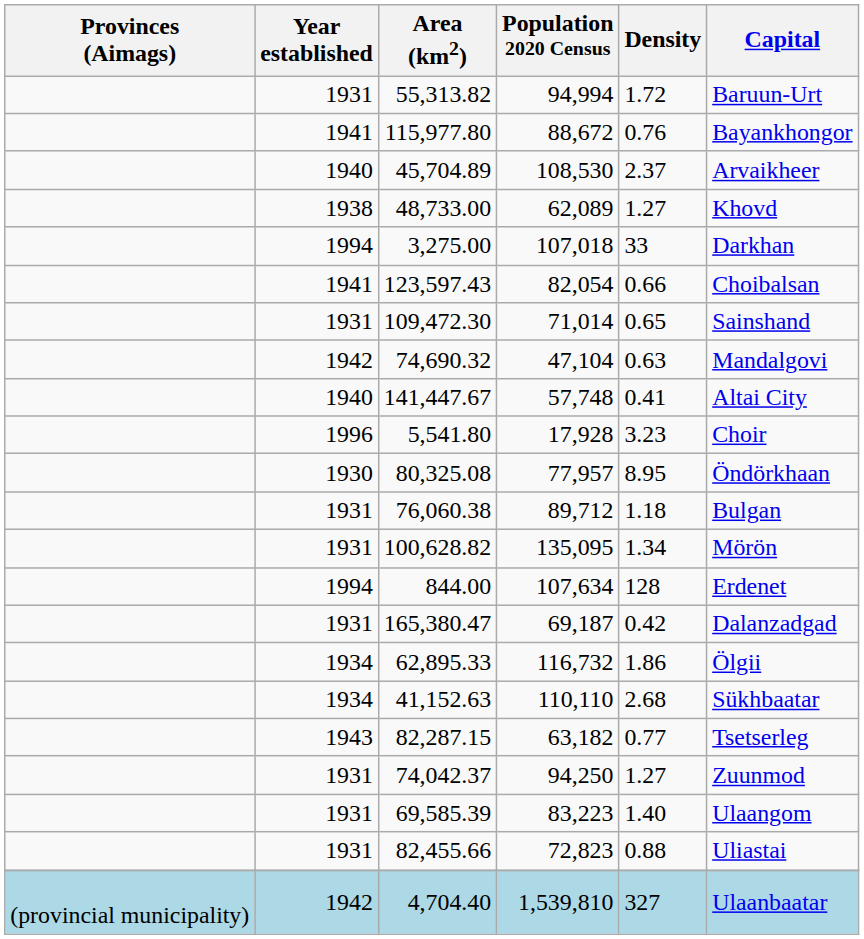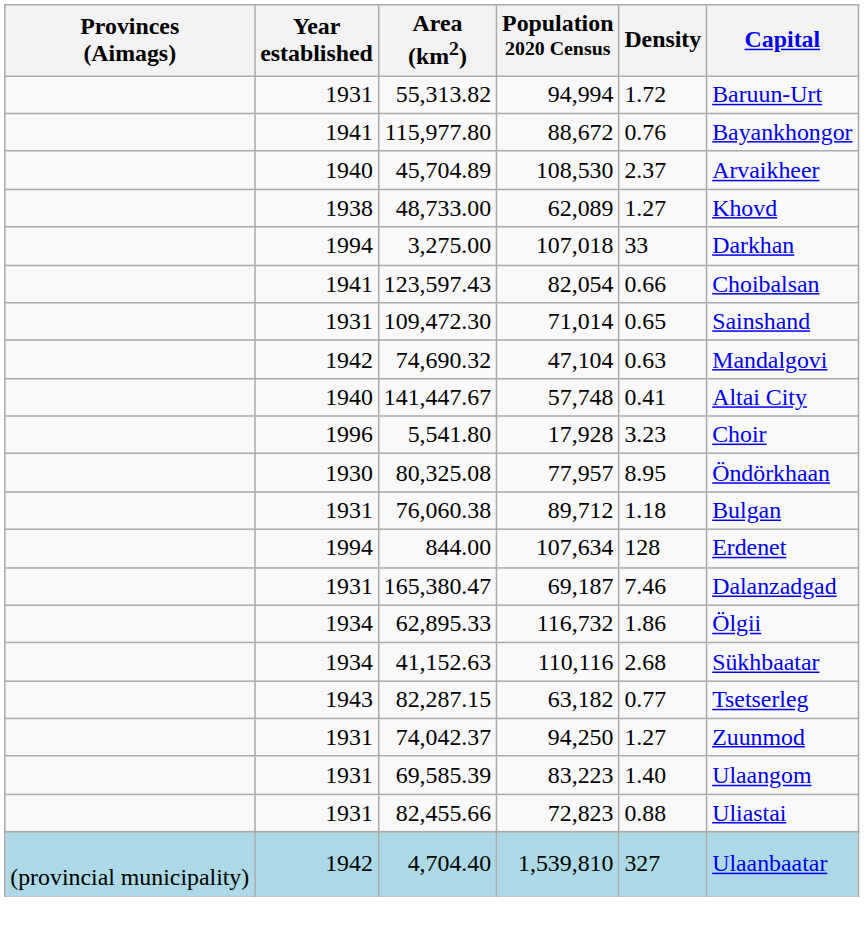- row: (437, 548)
(645, 623) 0.42 -> (645, 585) 7.46
(576, 699) 110,110 -> (576, 661) 110,116
